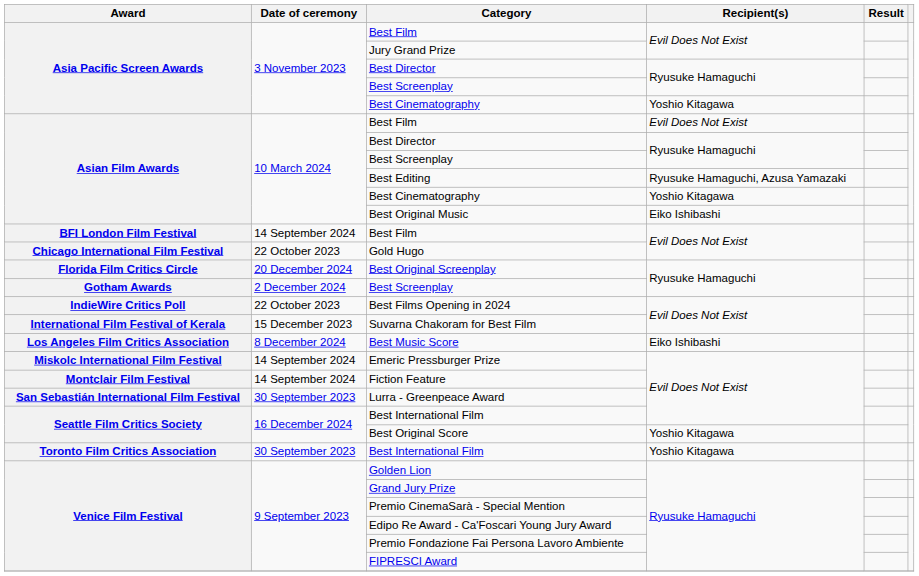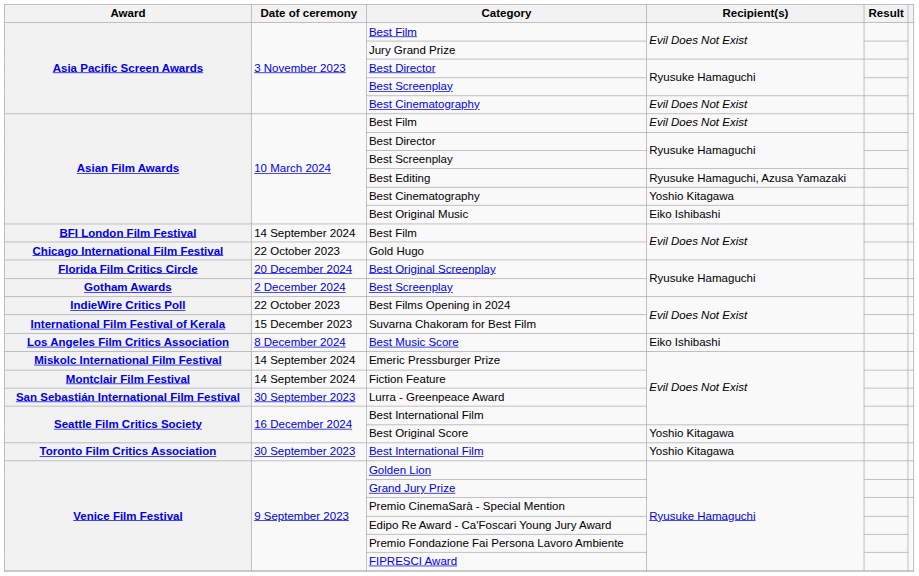(692, 104) Yoshio Kitagawa -> (698, 104) Evil Does Not Exist
